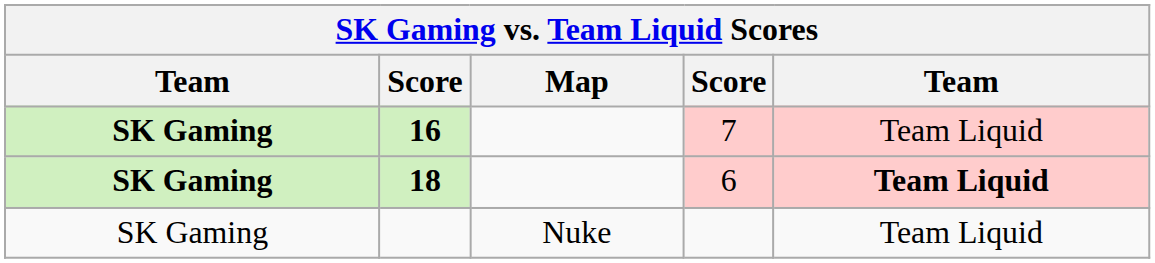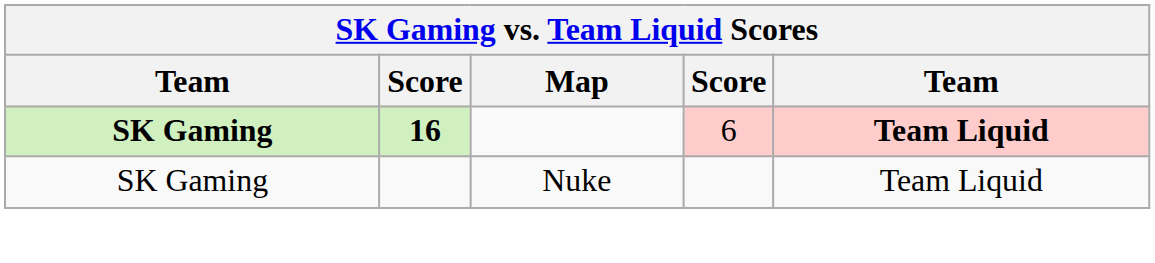- row: (729, 130)
(425, 181) 18 -> (425, 130) 16
